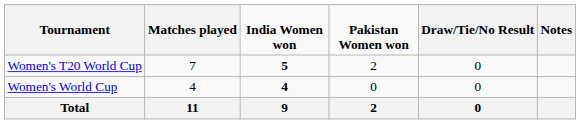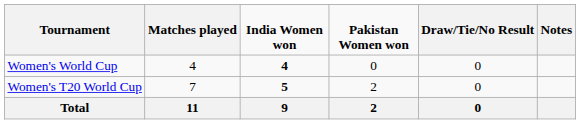rows swapped: (62, 87) <-> (75, 65)
